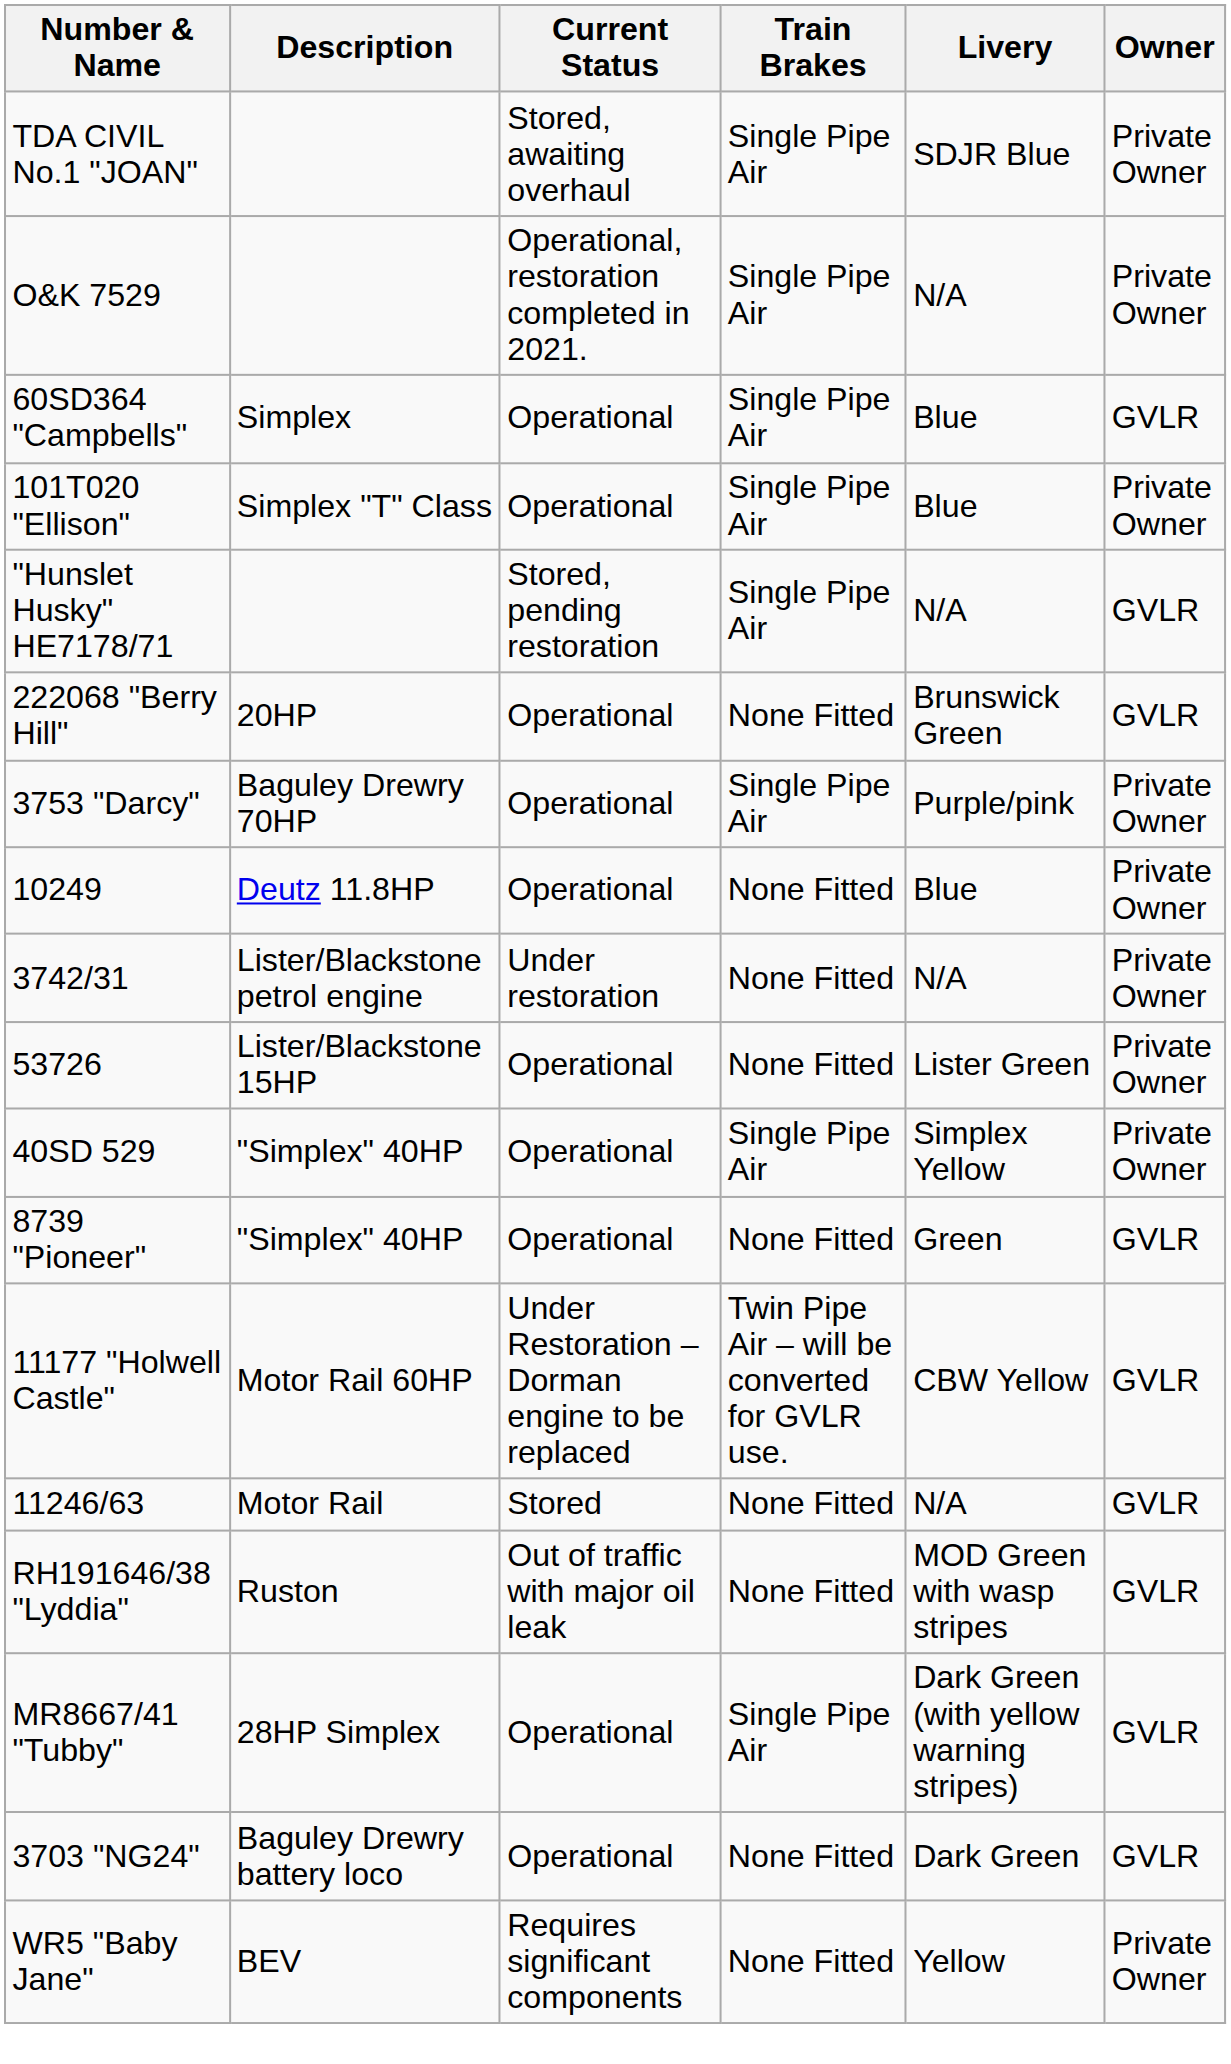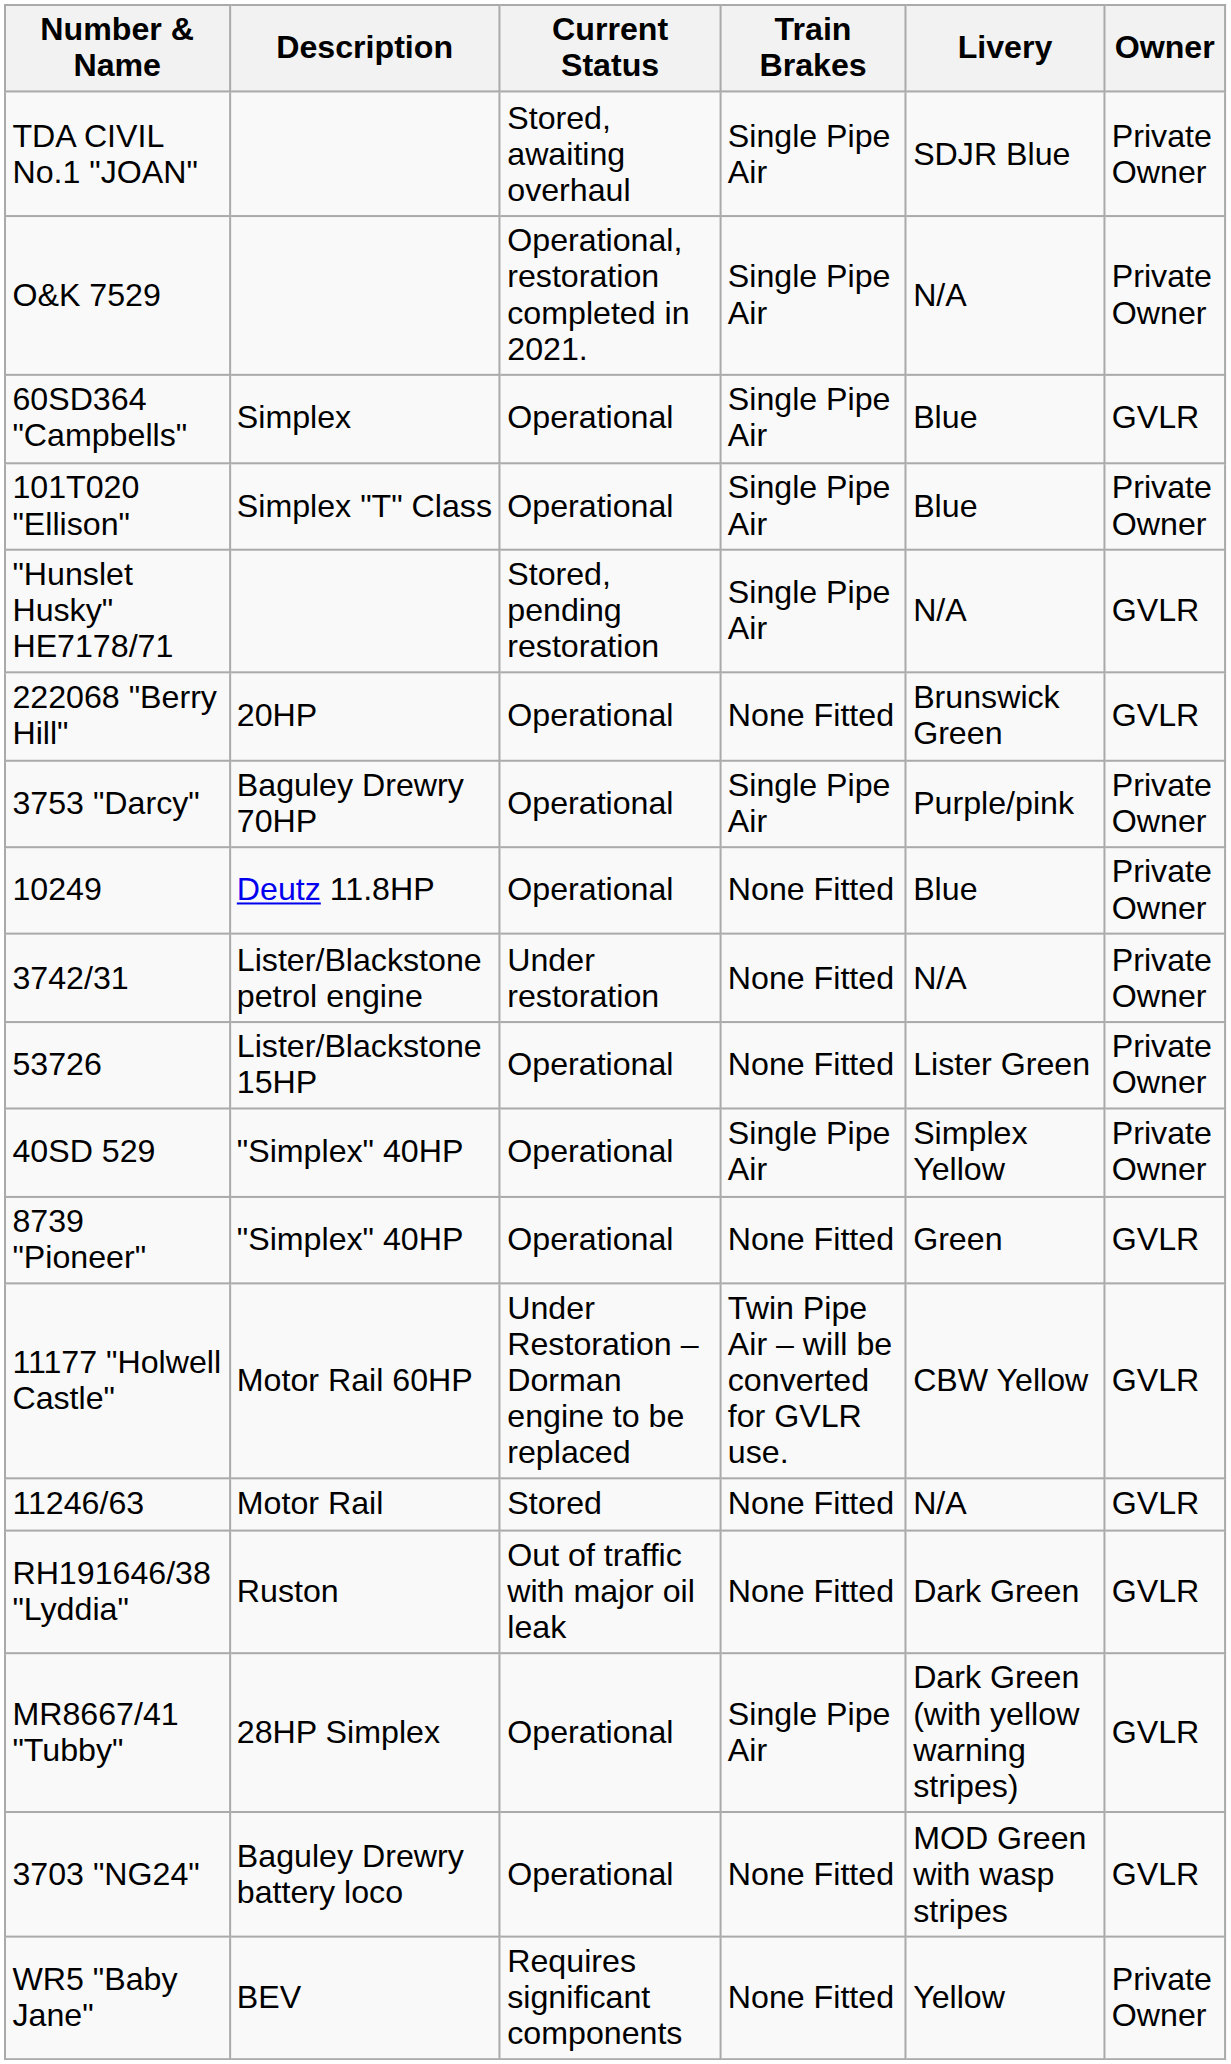(1000, 1591) MOD Green with wasp stripes -> (996, 1591) Dark Green
(996, 1855) Dark Green -> (1000, 1873) MOD Green with wasp stripes
